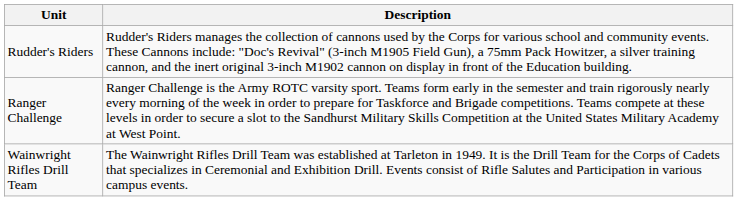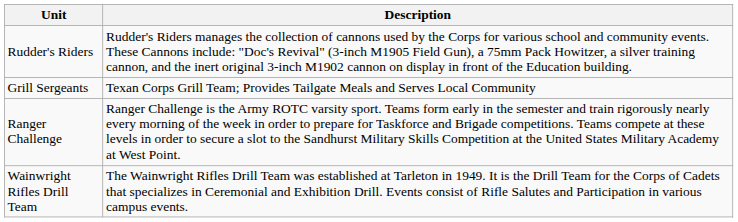+ row: (48, 88)
